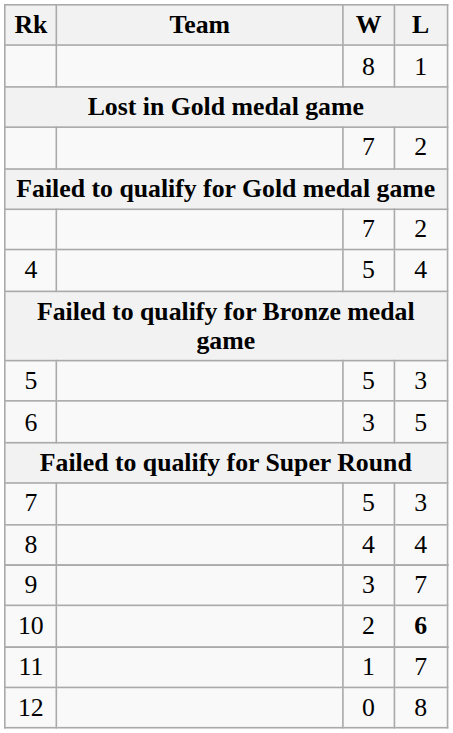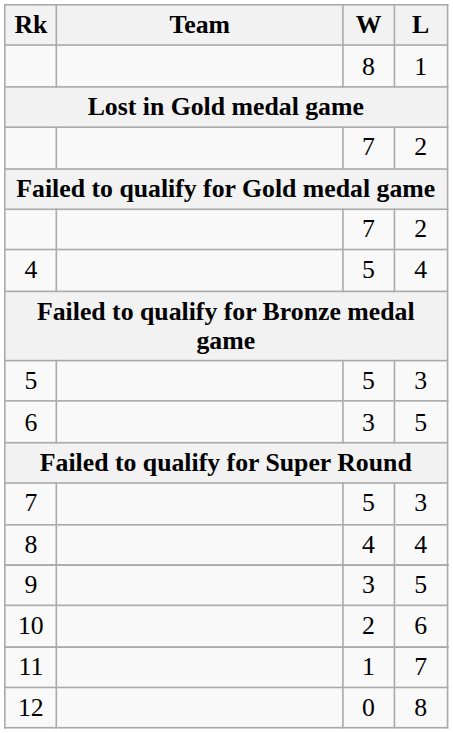(421, 585) 7 -> (421, 585) 5
(421, 625) bold -> (421, 625) normal
